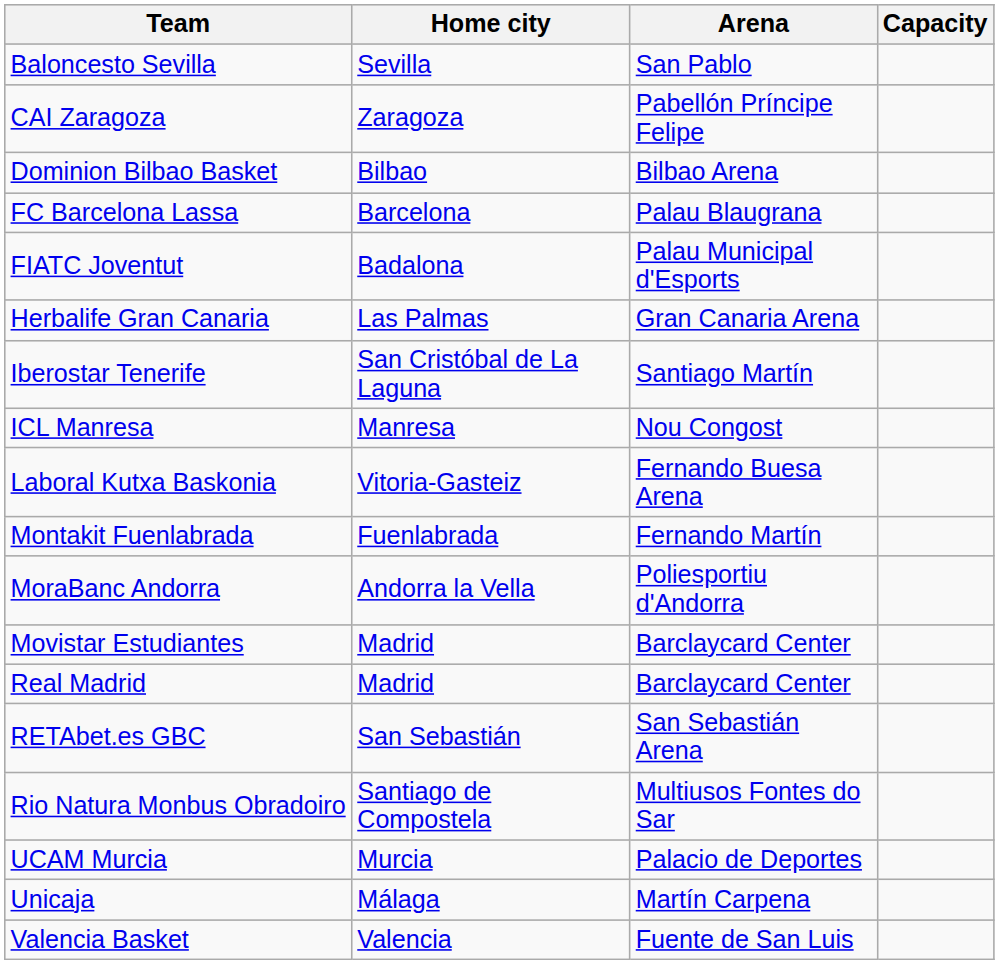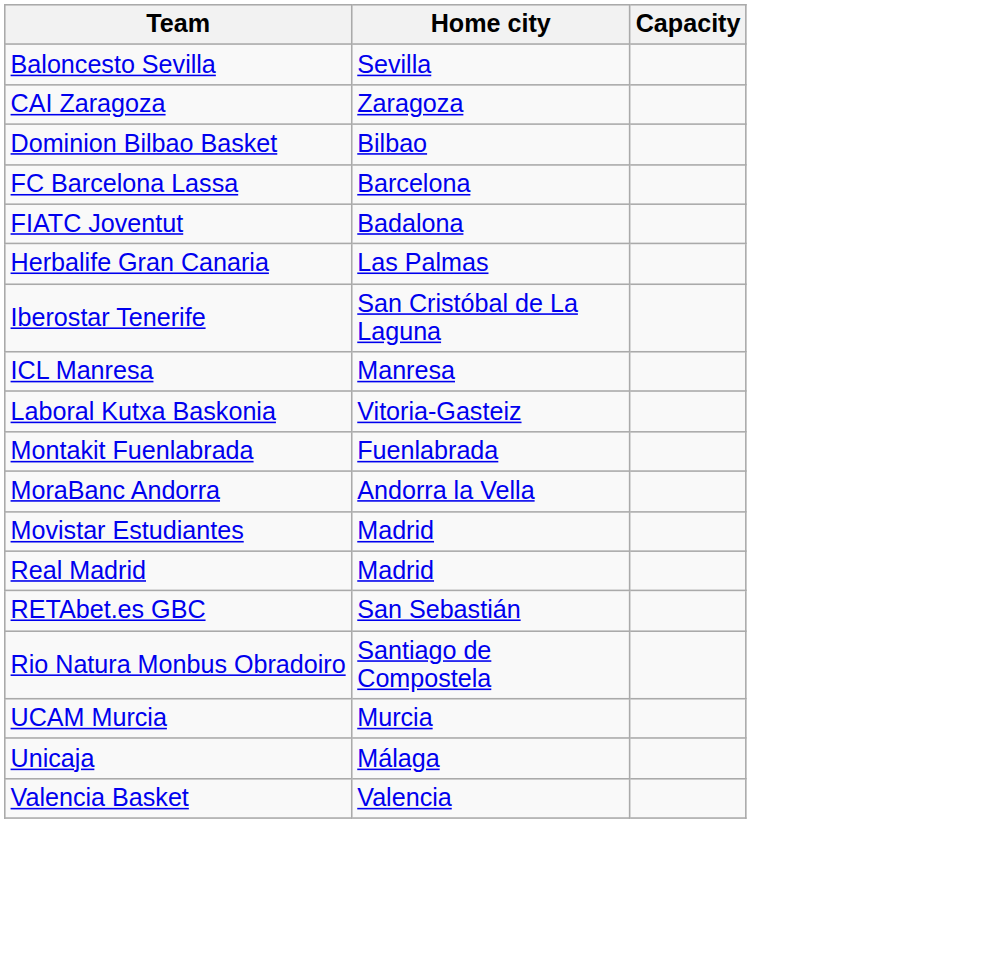- column: (753, 24)
